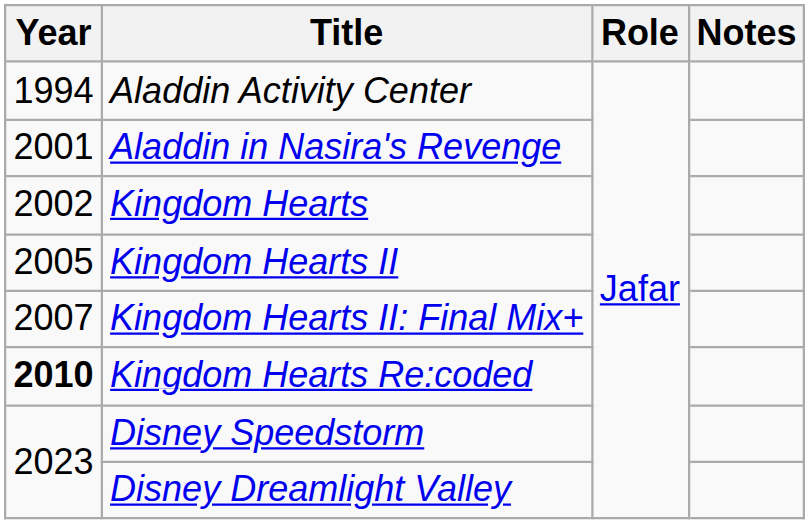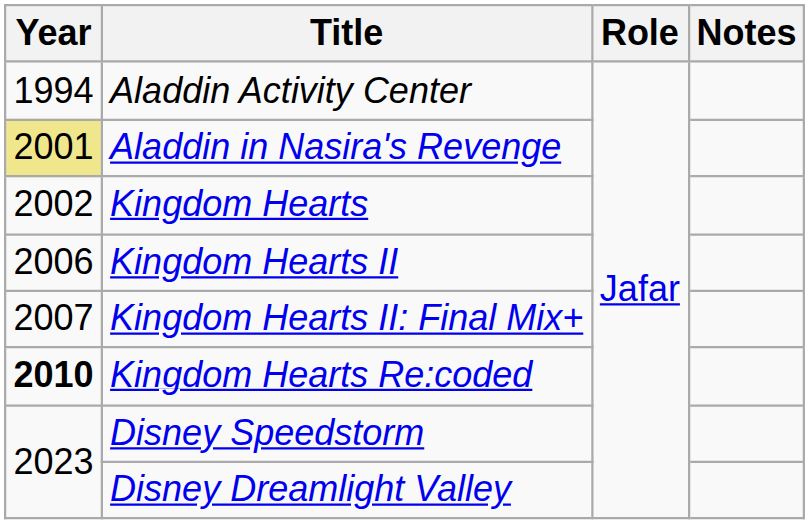(53, 147) no background -> (53, 147) khaki background
(53, 261) 2005 -> (53, 261) 2006
